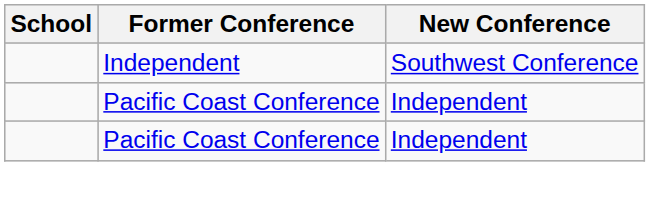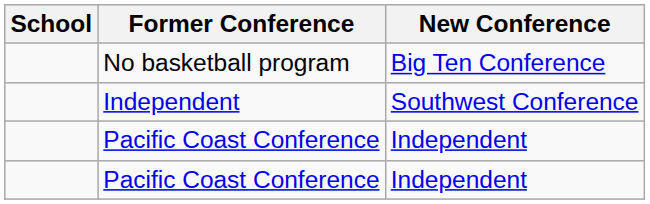+ row: (226, 62)
